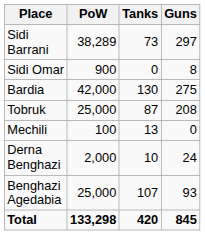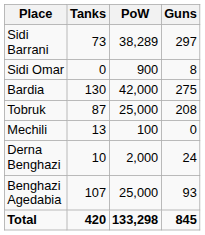columns swapped: (93, 14) <-> (140, 14)
